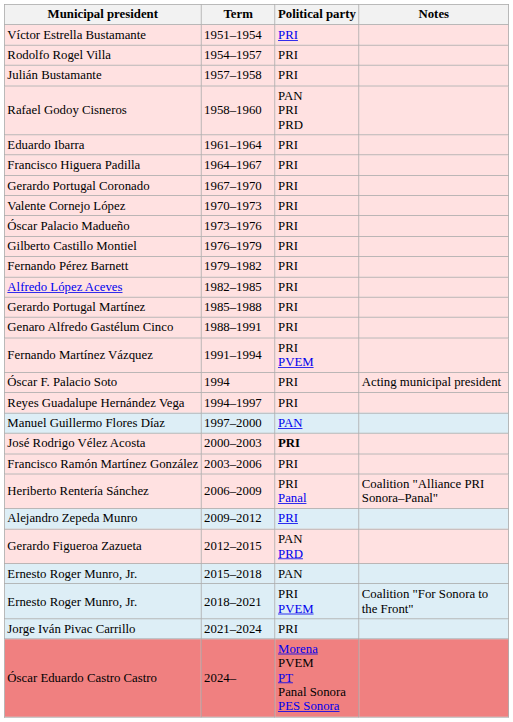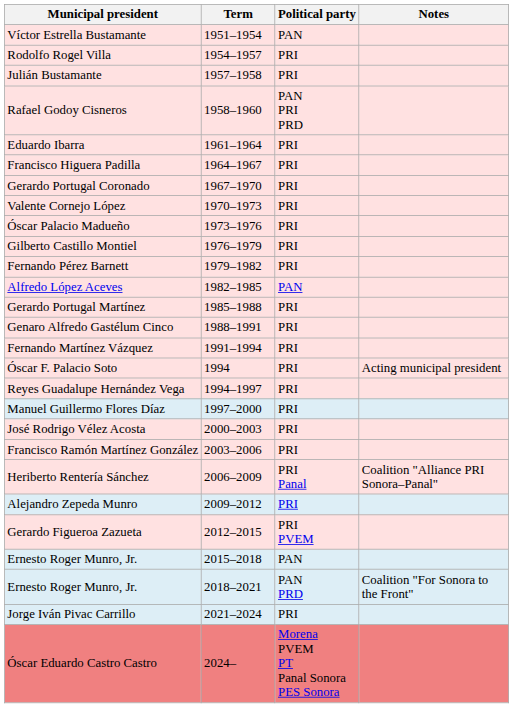(288, 34) PRI -> (290, 34) PAN
(288, 287) PRI -> (290, 287) PAN
(296, 355) PRI PVEM -> (288, 347) PRI
(290, 423) PAN -> (288, 408) PRI
(289, 443) bold -> (288, 429) normal
(290, 546) PAN PRD -> (296, 531) PRI PVEM
(296, 601) PRI PVEM -> (290, 586) PAN PRD
